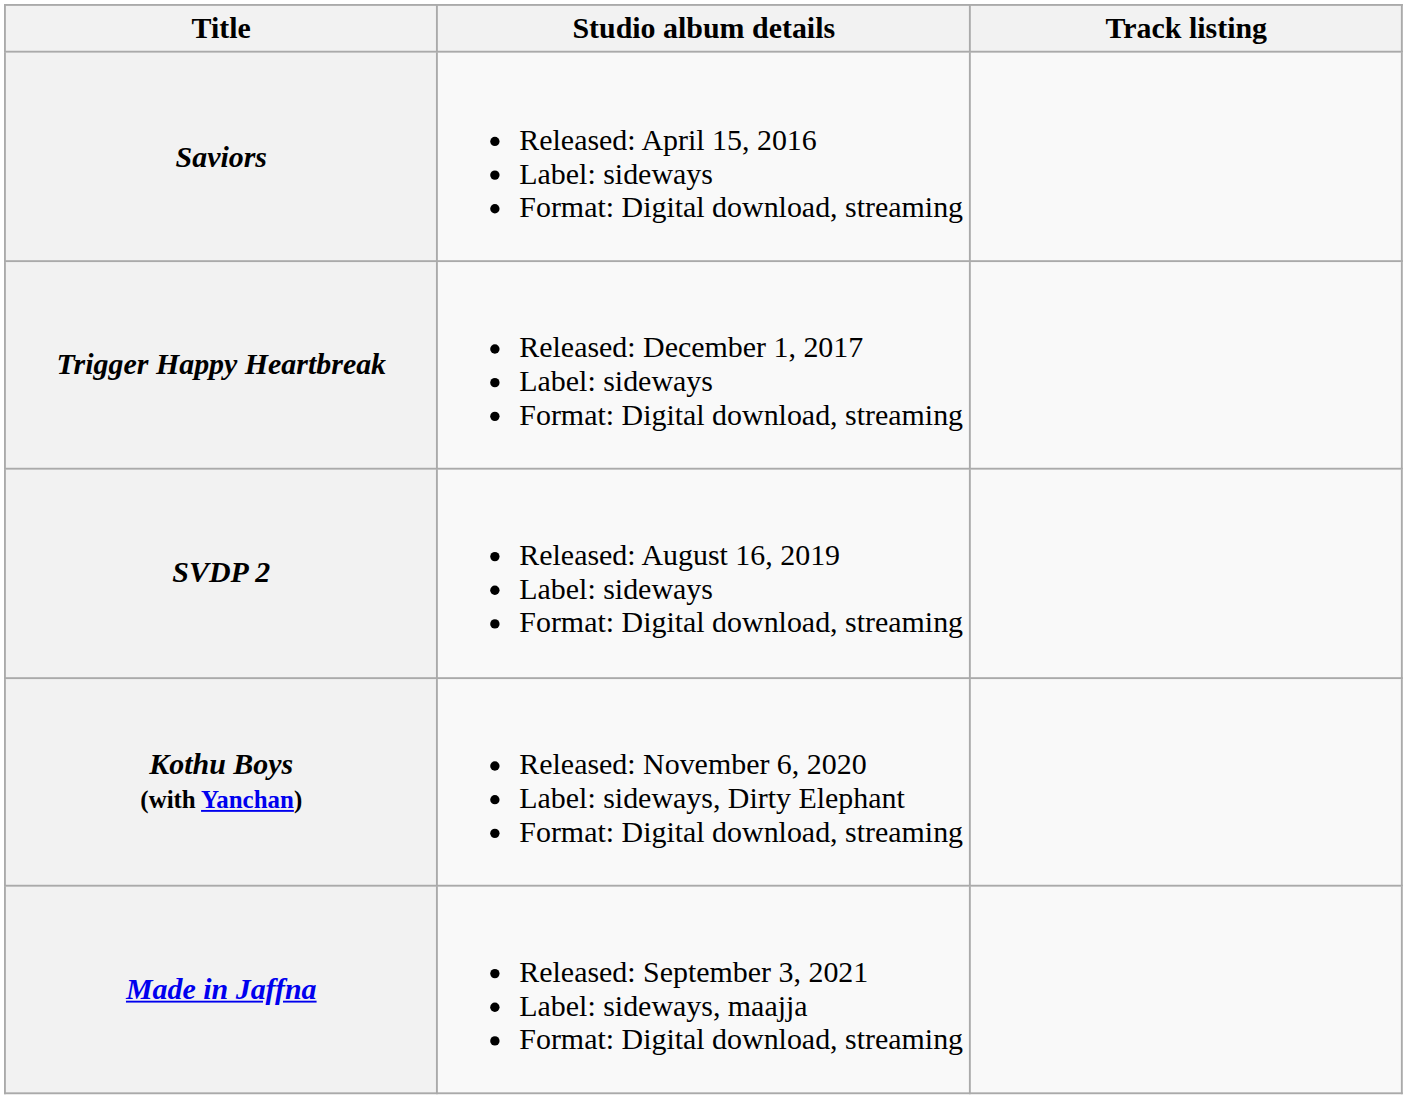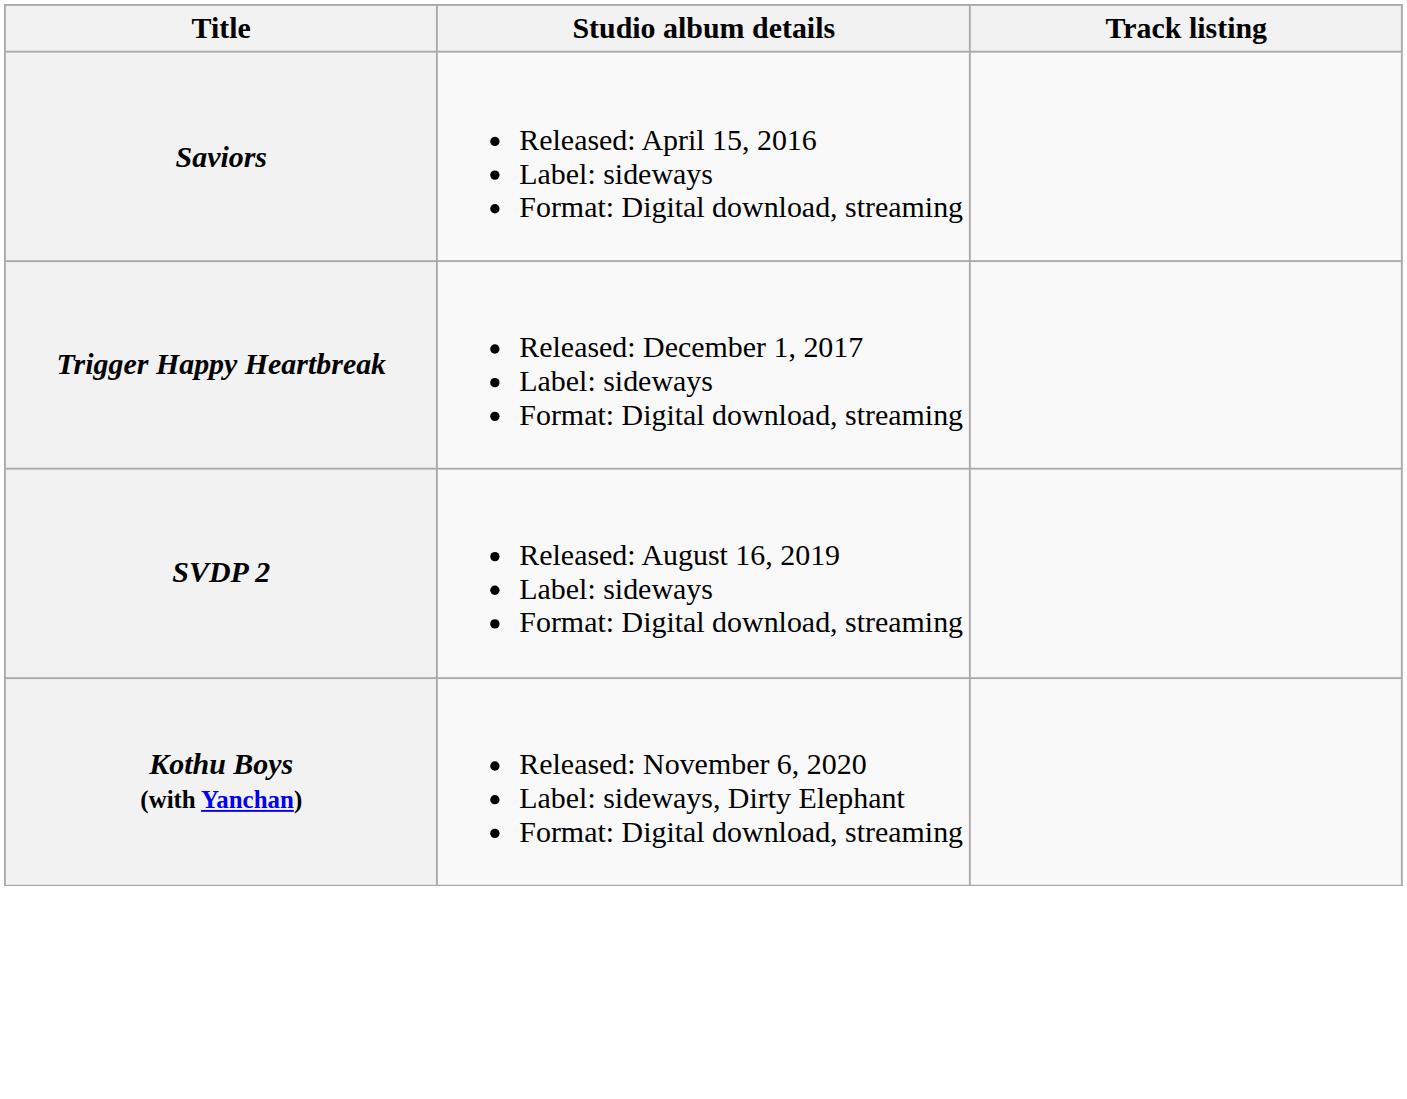- row: (221, 989)
